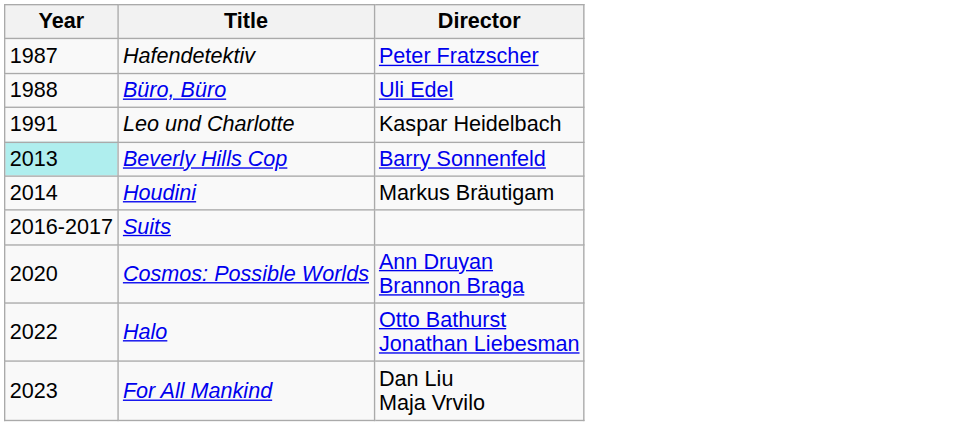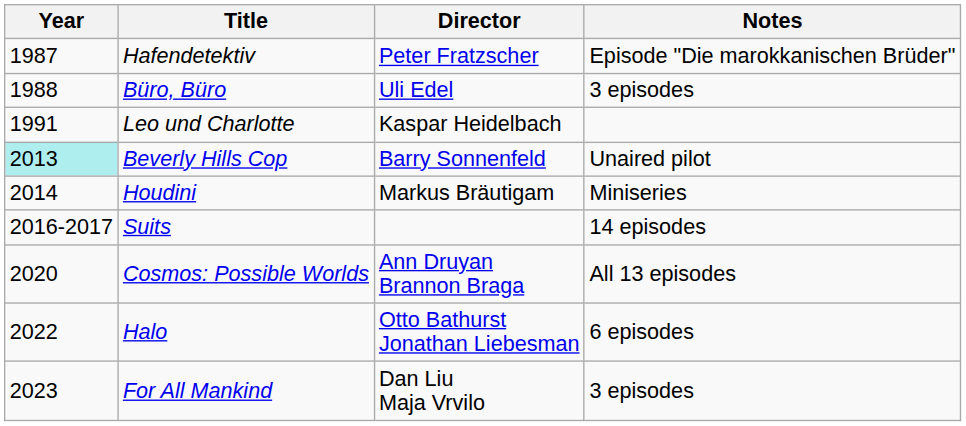+ column: (772, 21)
